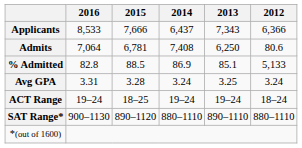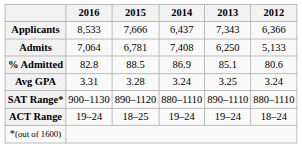(274, 47) 80.6 -> (274, 47) 5,133
(274, 64) 5,133 -> (274, 64) 80.6
rows swapped: (35, 116) <-> (35, 99)
